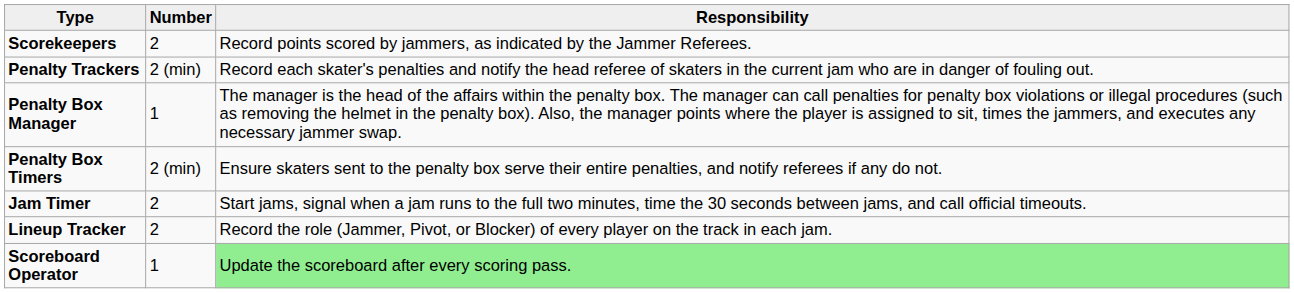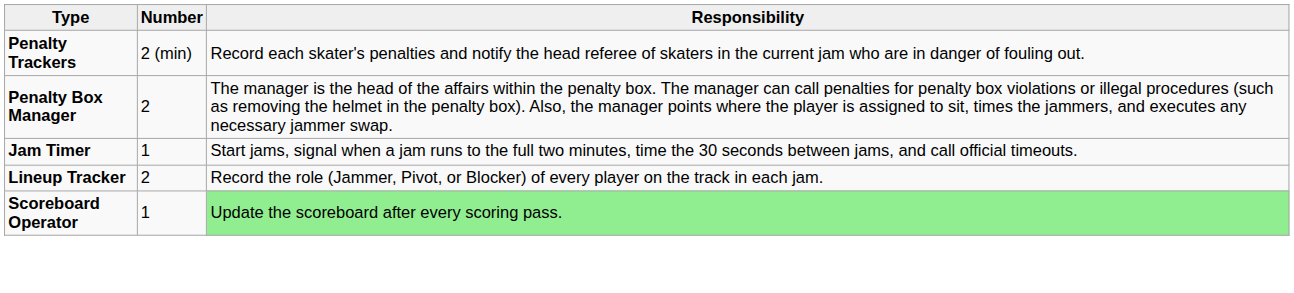- row: (62, 43)
(154, 114) 1 -> (145, 106) 2
- row: (55, 168)
(154, 203) 2 -> (145, 151) 1
